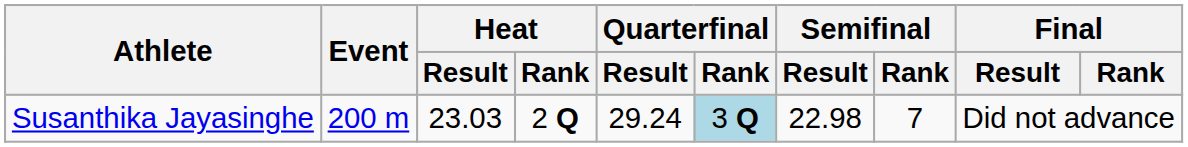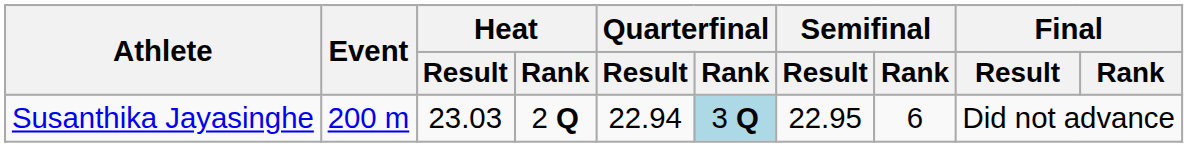(645, 119) 29.24 -> (645, 119) 22.94
(825, 119) 22.98 -> (825, 119) 22.95
(915, 119) 7 -> (915, 119) 6
